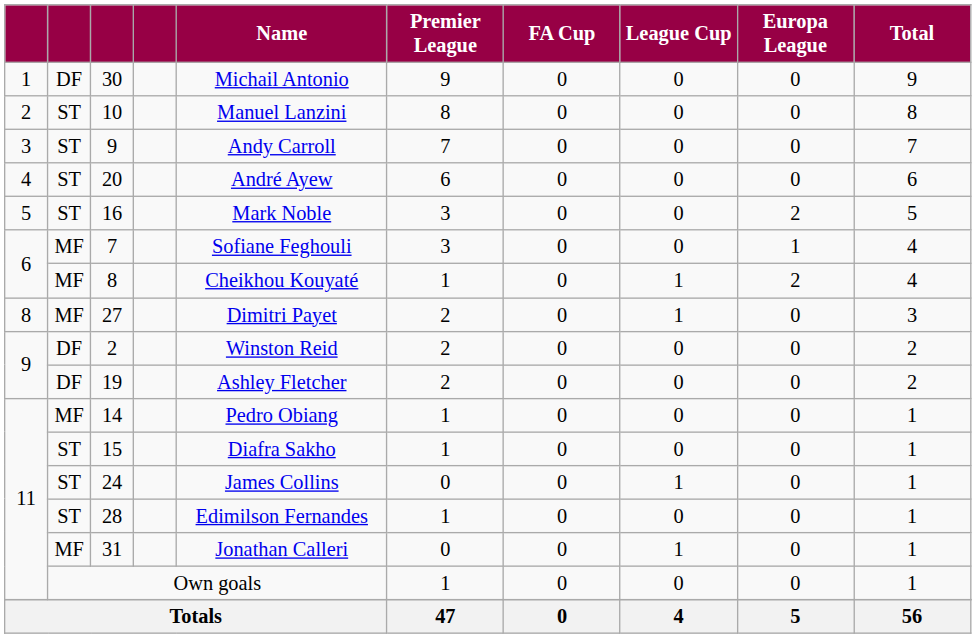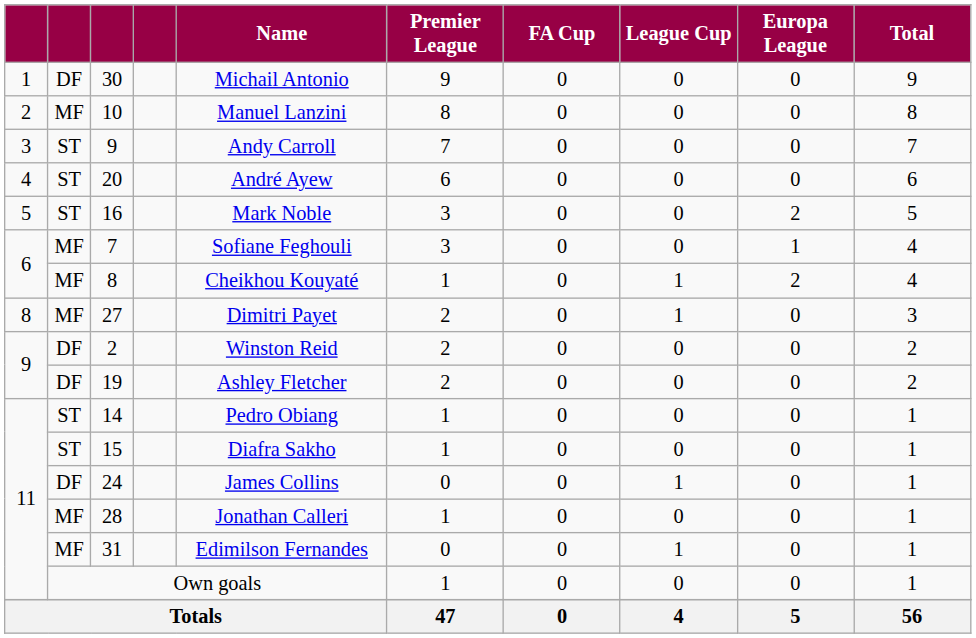(69, 112) ST -> (69, 112) MF
(69, 415) MF -> (69, 415) ST
(69, 482) ST -> (69, 482) DF
(69, 515) ST -> (69, 515) MF
(282, 515) Edimilson Fernandes -> (282, 515) Jonathan Calleri
(282, 549) Jonathan Calleri -> (282, 549) Edimilson Fernandes
